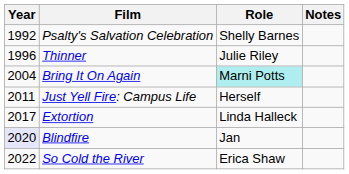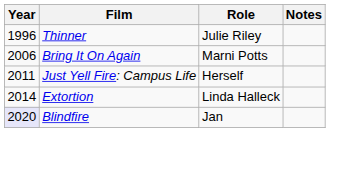- row: (128, 35)
(22, 76) 2004 -> (22, 55) 2006
(252, 76) paleturquoise background -> (235, 55) no background
(22, 117) 2017 -> (22, 96) 2014
- row: (93, 158)
